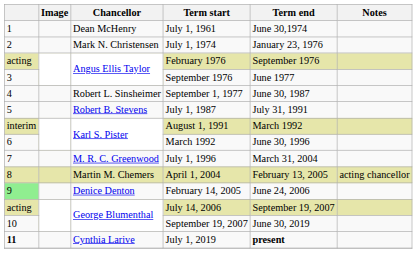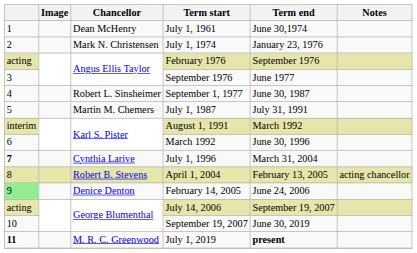(110, 110) Robert B. Stevens -> (114, 110) Martin M. Chemers
(9, 158) normal -> (9, 158) bold
(116, 158) M. R. C. Greenwood -> (104, 158) Cynthia Larive
(114, 175) Martin M. Chemers -> (110, 175) Robert B. Stevens
(104, 239) Cynthia Larive -> (116, 239) M. R. C. Greenwood
